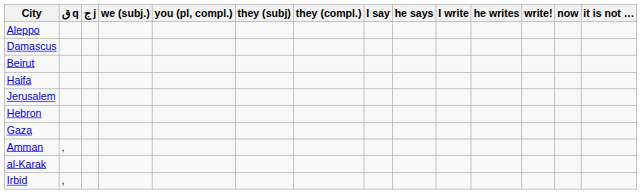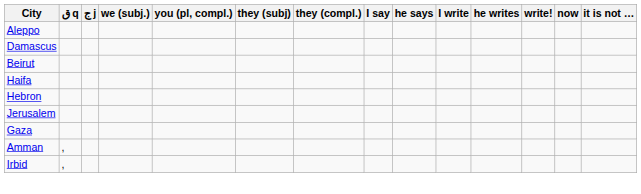rows swapped: (31, 97) <-> (24, 114)
- row: (26, 164)
